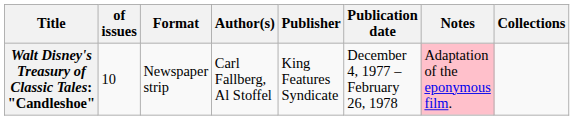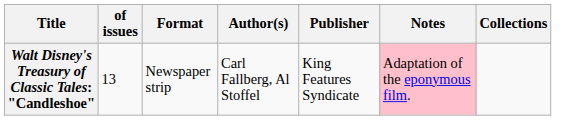- column: (383, 24)
(109, 79) 10 -> (109, 79) 13
